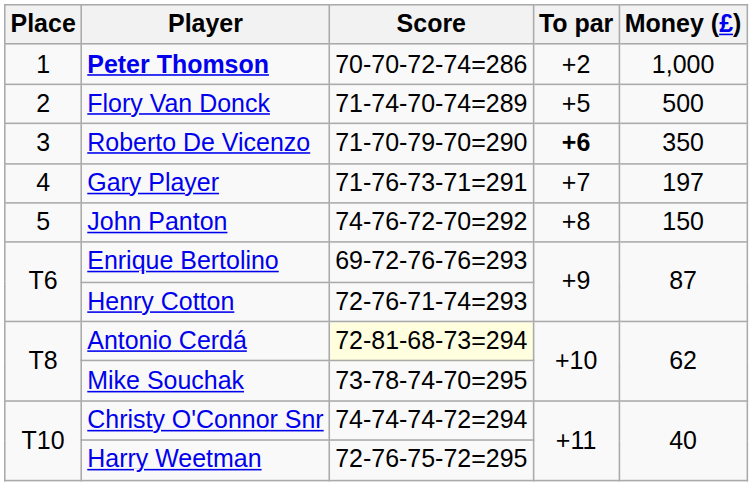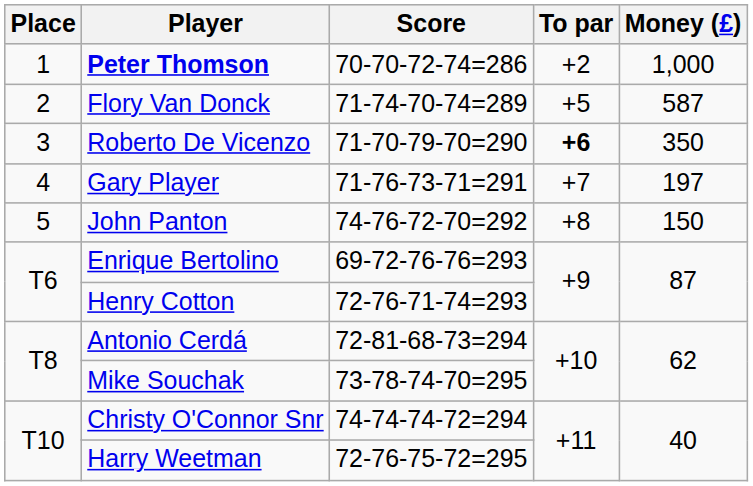(683, 103) 500 -> (683, 103) 587
(431, 340) lightyellow background -> (431, 340) no background
